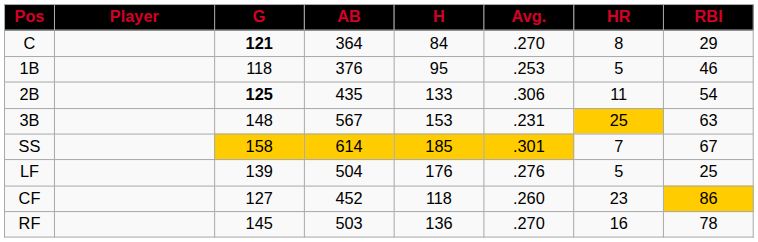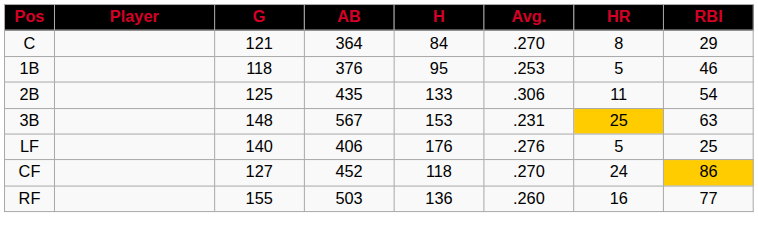(259, 43) bold -> (259, 43) normal
(259, 95) bold -> (259, 95) normal
- row: (29, 146)
(259, 172) 139 -> (259, 146) 140
(349, 172) 504 -> (349, 146) 406
(529, 198) .260 -> (529, 172) .270
(619, 198) 23 -> (619, 172) 24
(259, 224) 145 -> (259, 198) 155
(529, 224) .270 -> (529, 198) .260
(709, 224) 78 -> (709, 198) 77
